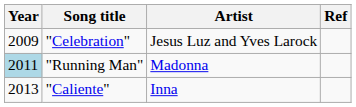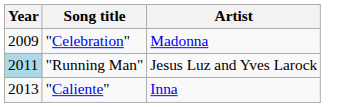- column: (336, 16)
(234, 41) Jesus Luz and Yves Larock -> (179, 41) Madonna
(179, 65) Madonna -> (234, 65) Jesus Luz and Yves Larock
